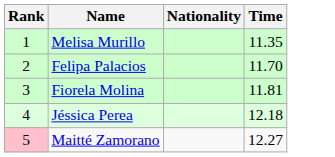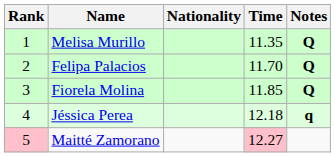+ column: (309, 16)
(266, 90) 11.81 -> (266, 90) 11.85
(266, 139) no background -> (266, 139) pink background
